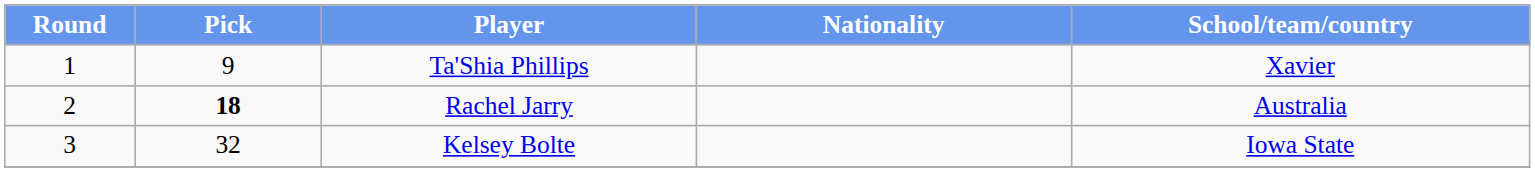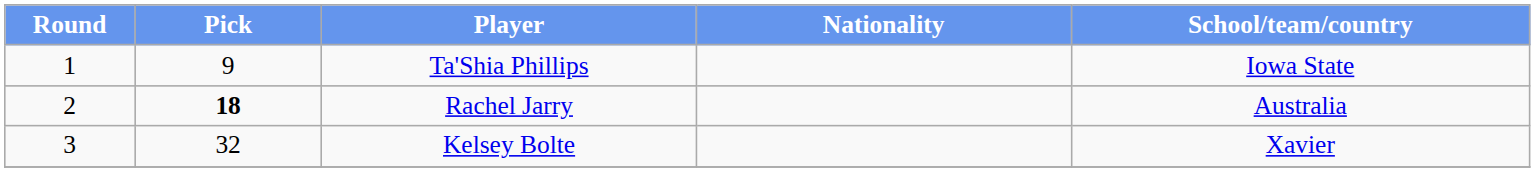(1300, 65) Xavier -> (1300, 65) Iowa State
(1300, 145) Iowa State -> (1300, 145) Xavier
